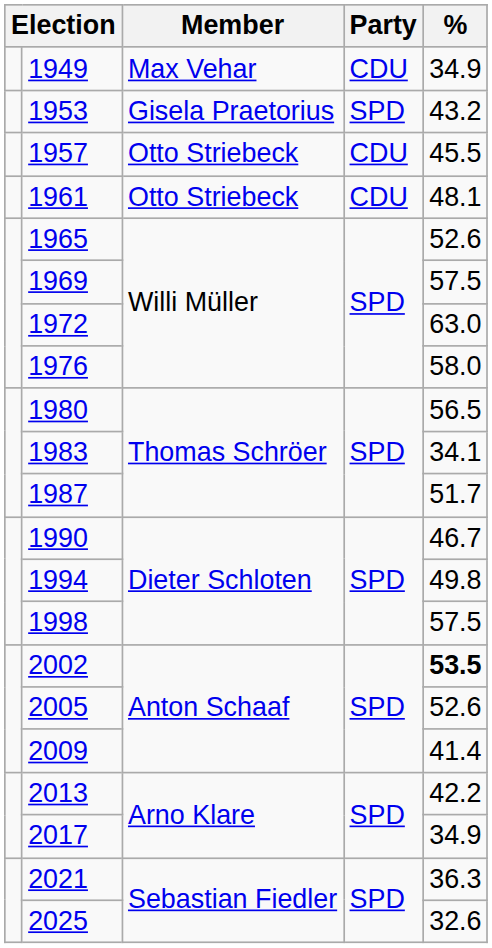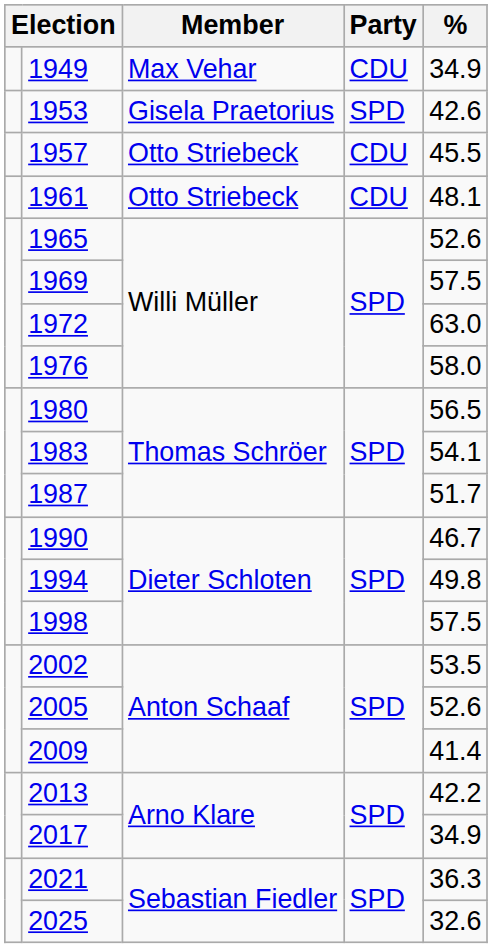(455, 111) 43.2 -> (455, 111) 42.6
(455, 452) 34.1 -> (455, 452) 54.1
(455, 665) bold -> (455, 665) normal
